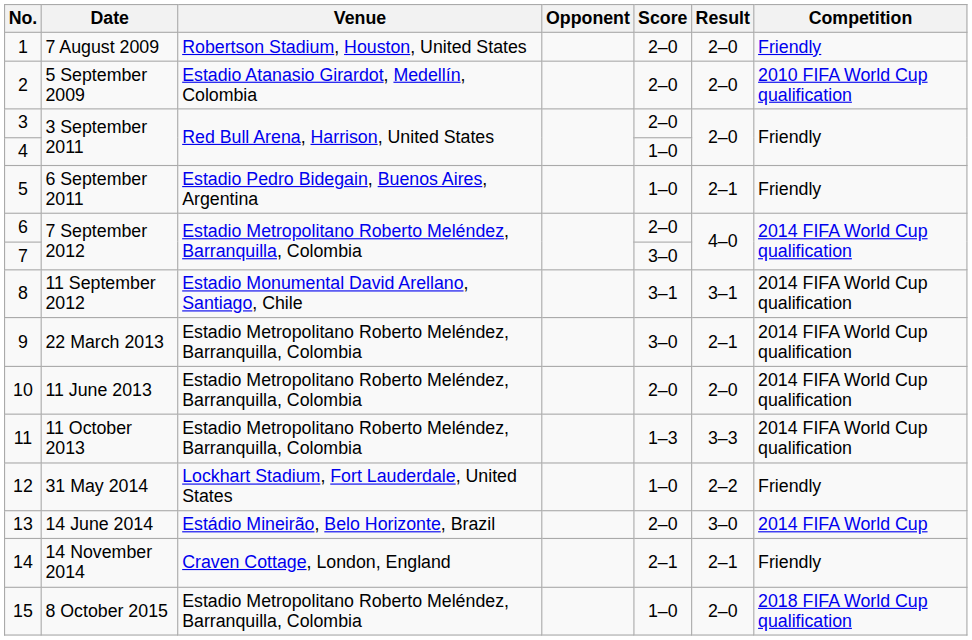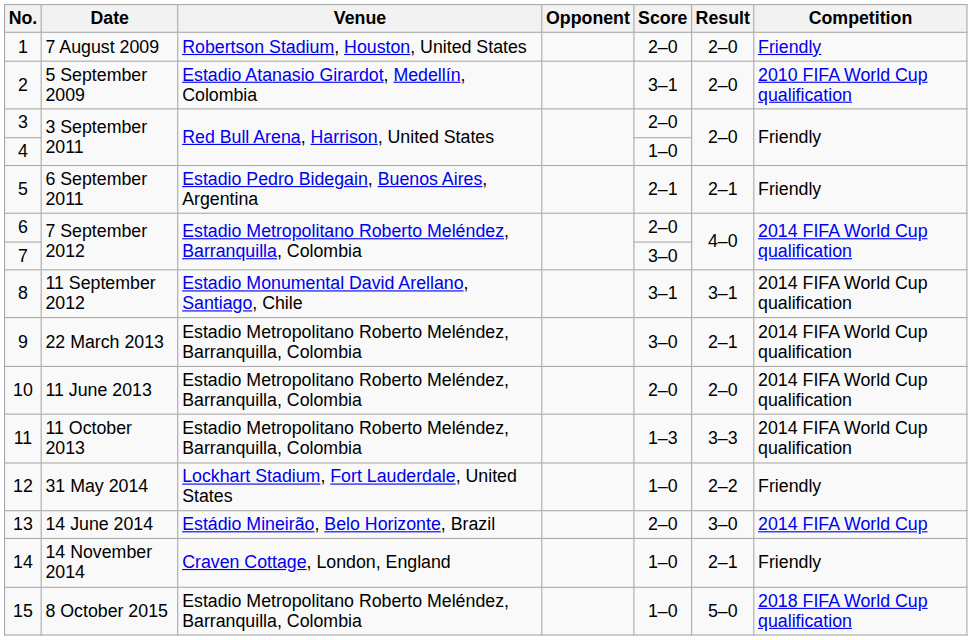(663, 84) 2–0 -> (663, 84) 3–1
(663, 189) 1–0 -> (663, 189) 2–1
(663, 562) 2–1 -> (663, 562) 1–0
(723, 610) 2–0 -> (723, 610) 5–0
